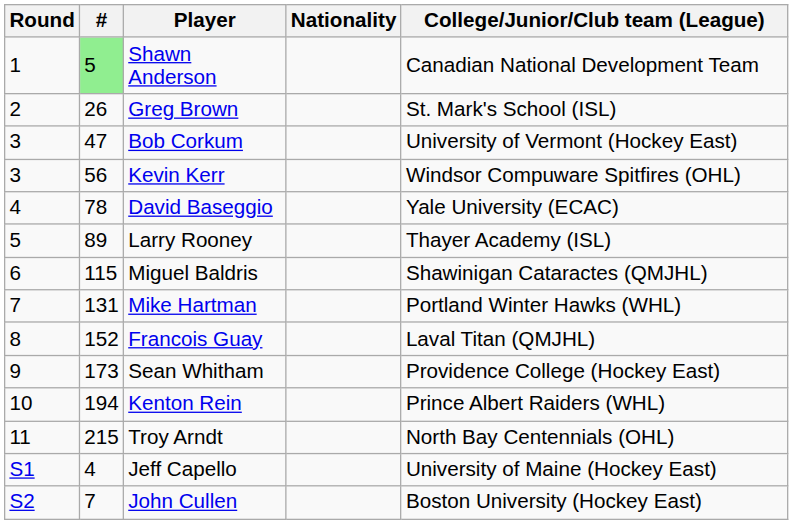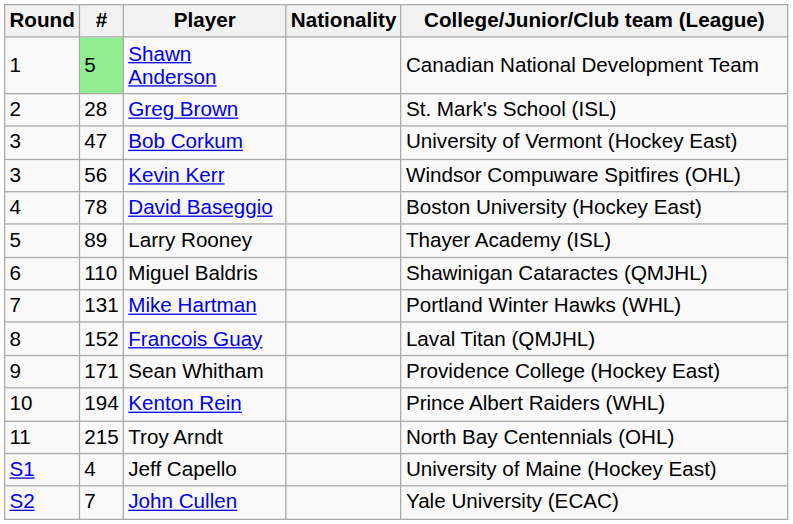(96, 109) 26 -> (96, 109) 28
(512, 207) Yale University (ECAC) -> (554, 207) Boston University (Hockey East)
(101, 273) 115 -> (101, 273) 110
(101, 371) 173 -> (101, 371) 171
(554, 502) Boston University (Hockey East) -> (512, 502) Yale University (ECAC)
